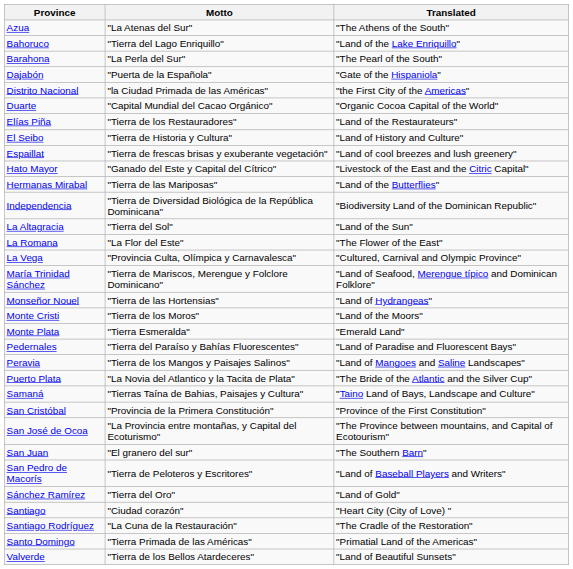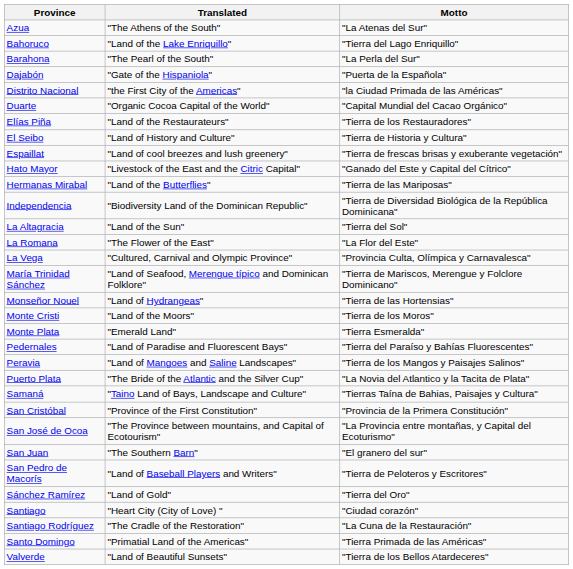columns swapped: (219, 12) <-> (451, 12)
